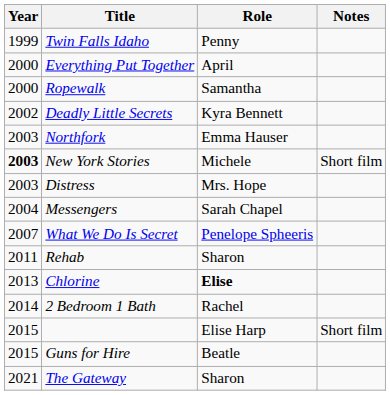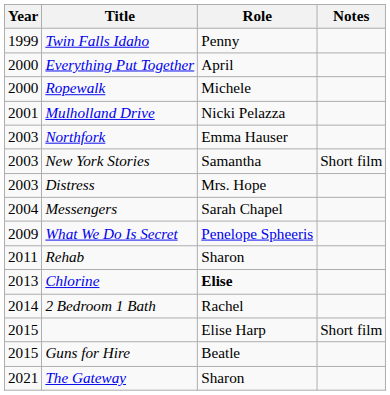(231, 88) Samantha -> (226, 88) Michele
+ row: (100, 112)
- row: (109, 112)
(23, 161) bold -> (23, 161) normal
(226, 161) Michele -> (231, 161) Samantha
(23, 233) 2007 -> (23, 233) 2009
